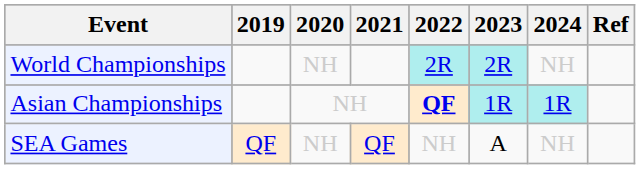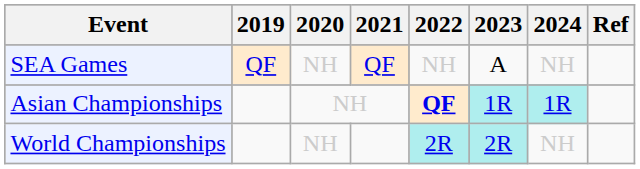rows swapped: (69, 143) <-> (118, 64)
